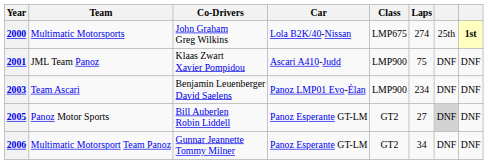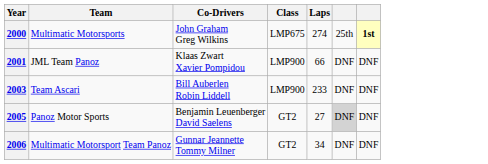- column: (319, 12)
(422, 62) 75 -> (320, 62) 66
(220, 90) Benjamin Leuenberger David Saelens -> (203, 90) Bill Auberlen Robin Liddell
(422, 90) 234 -> (320, 90) 233
(203, 118) Bill Auberlen Robin Liddell -> (220, 118) Benjamin Leuenberger David Saelens
